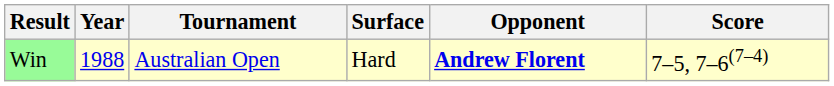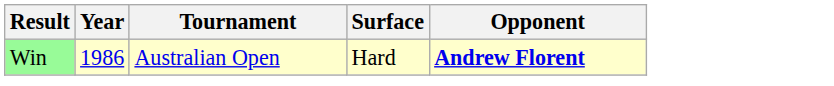- column: (738, 22)
(102, 60) 1988 -> (102, 57) 1986
